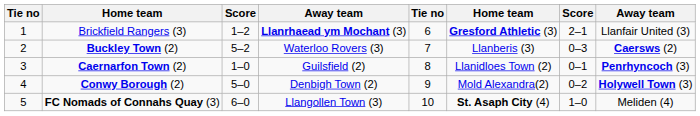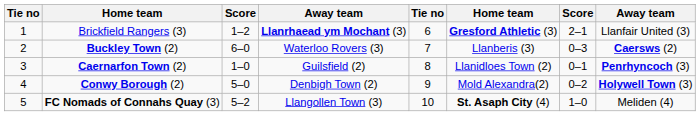(240, 48) 5–2 -> (240, 48) 6–0
(240, 102) 6–0 -> (240, 102) 5–2
